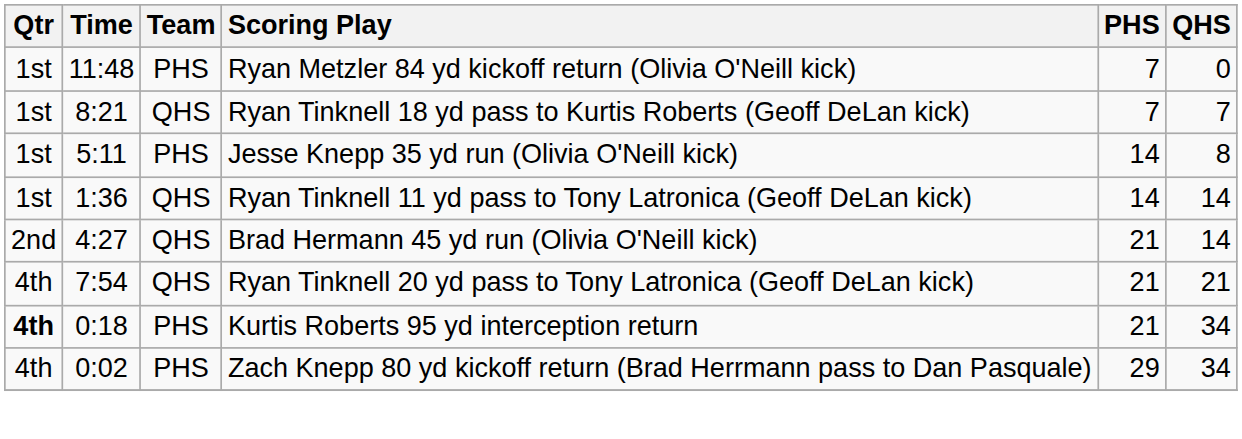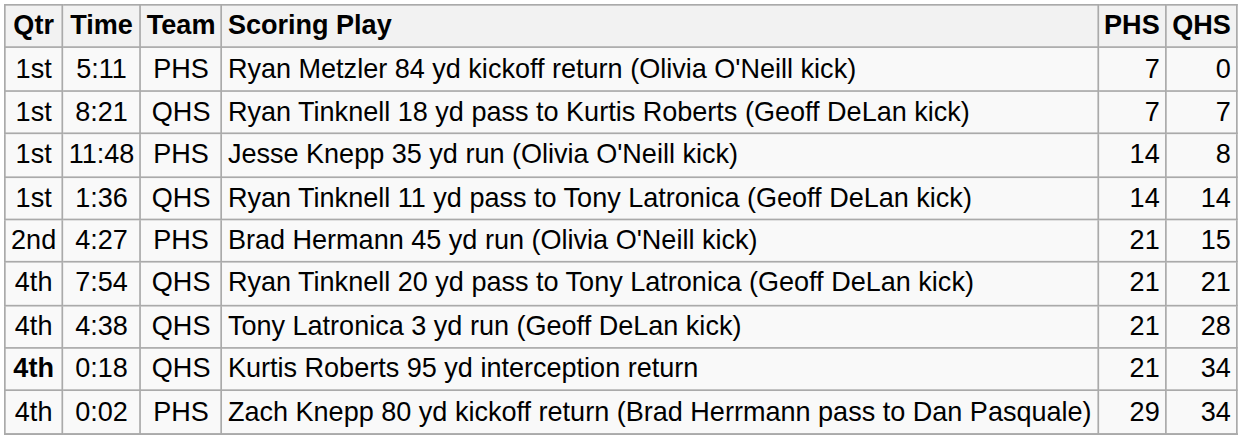(102, 68) 11:48 -> (102, 68) 5:11
(102, 154) 5:11 -> (102, 154) 11:48
(181, 240) QHS -> (181, 240) PHS
(1216, 240) 14 -> (1216, 240) 15
+ row: (485, 326)
(181, 326) PHS -> (181, 369) QHS
